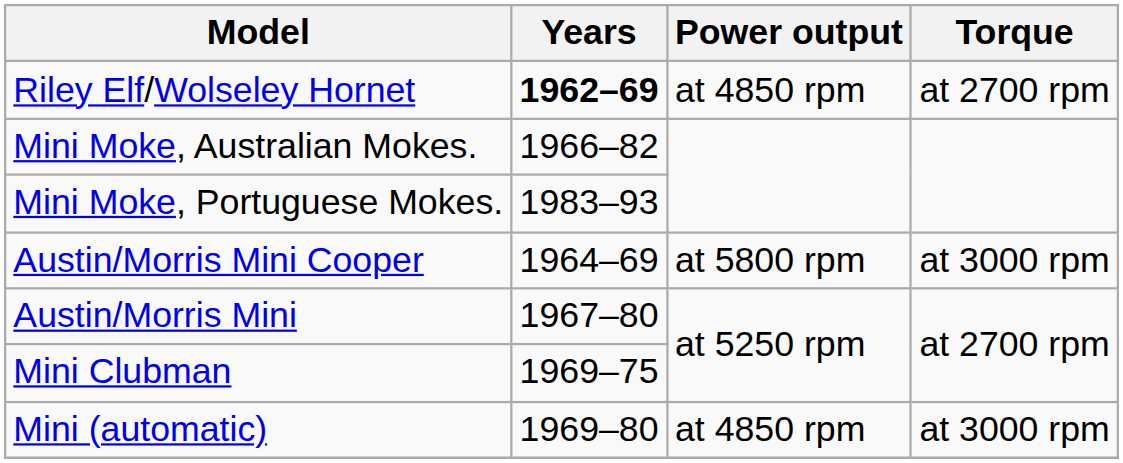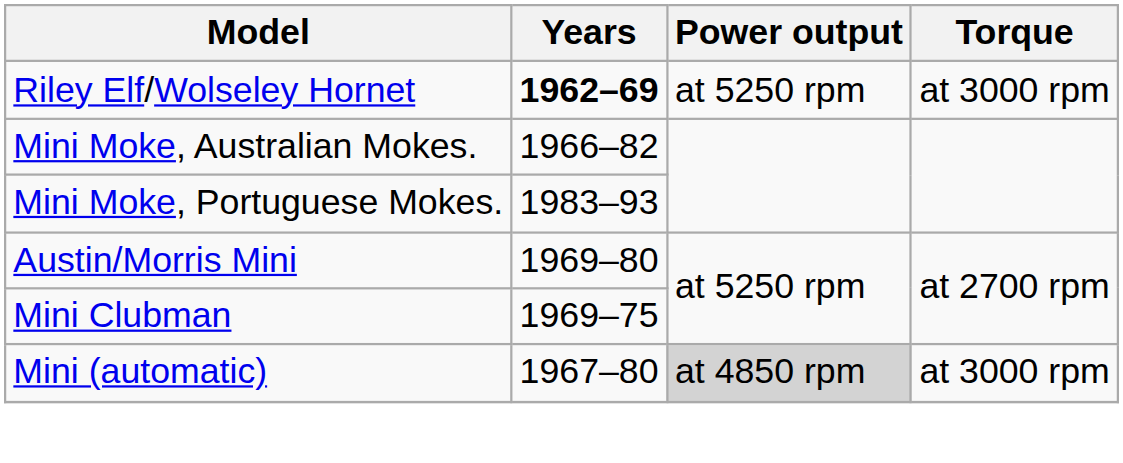(770, 89) at 4850 rpm -> (770, 89) at 5250 rpm
(1015, 89) at 2700 rpm -> (1015, 89) at 3000 rpm
- row: (219, 259)
(589, 315) 1967–80 -> (589, 259) 1969–80
(589, 428) 1969–80 -> (589, 372) 1967–80
(770, 428) no background -> (770, 372) lightgrey background
